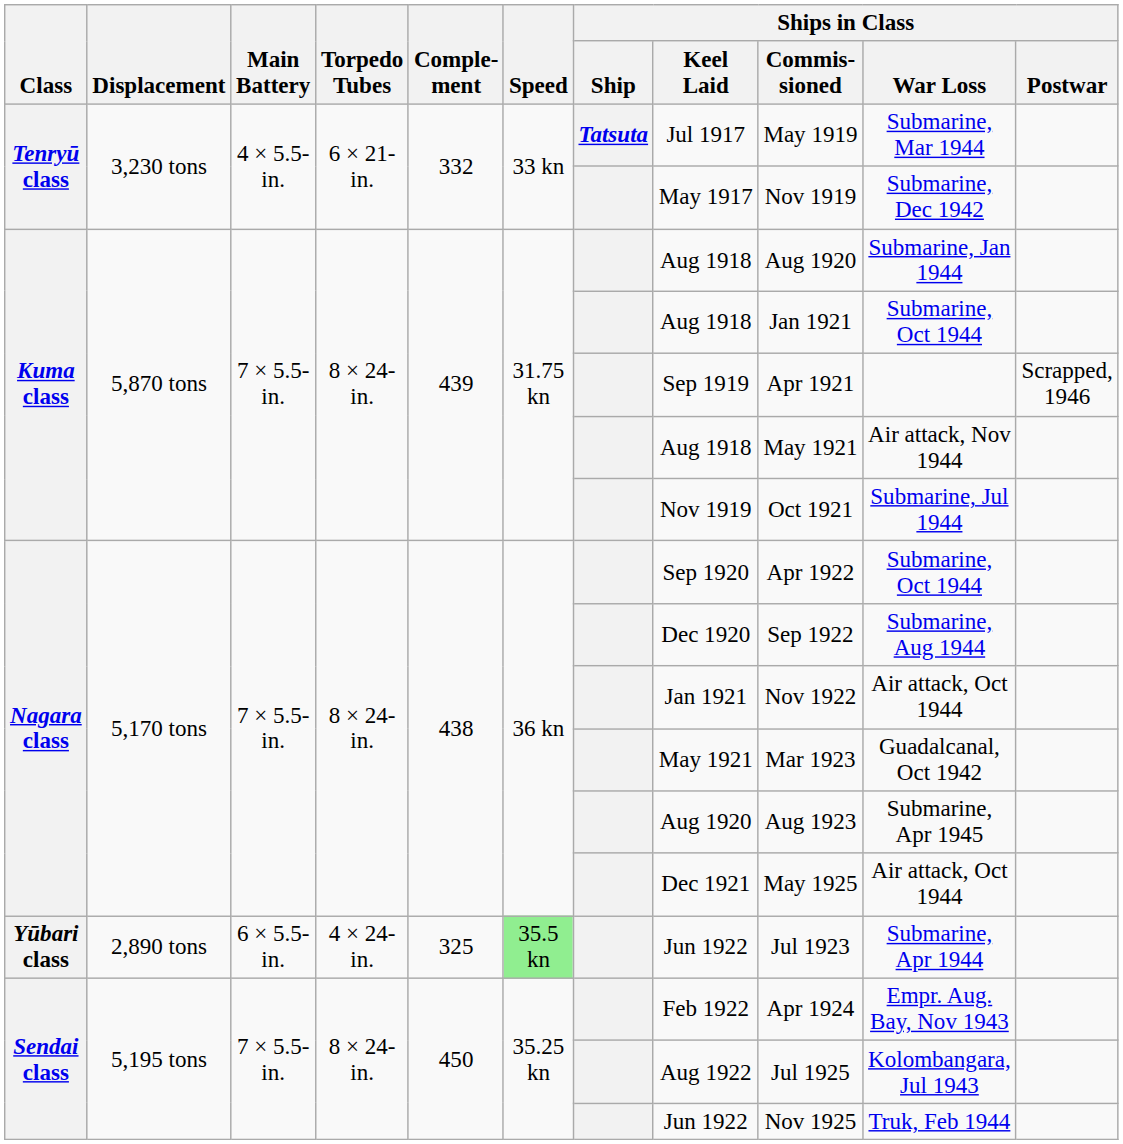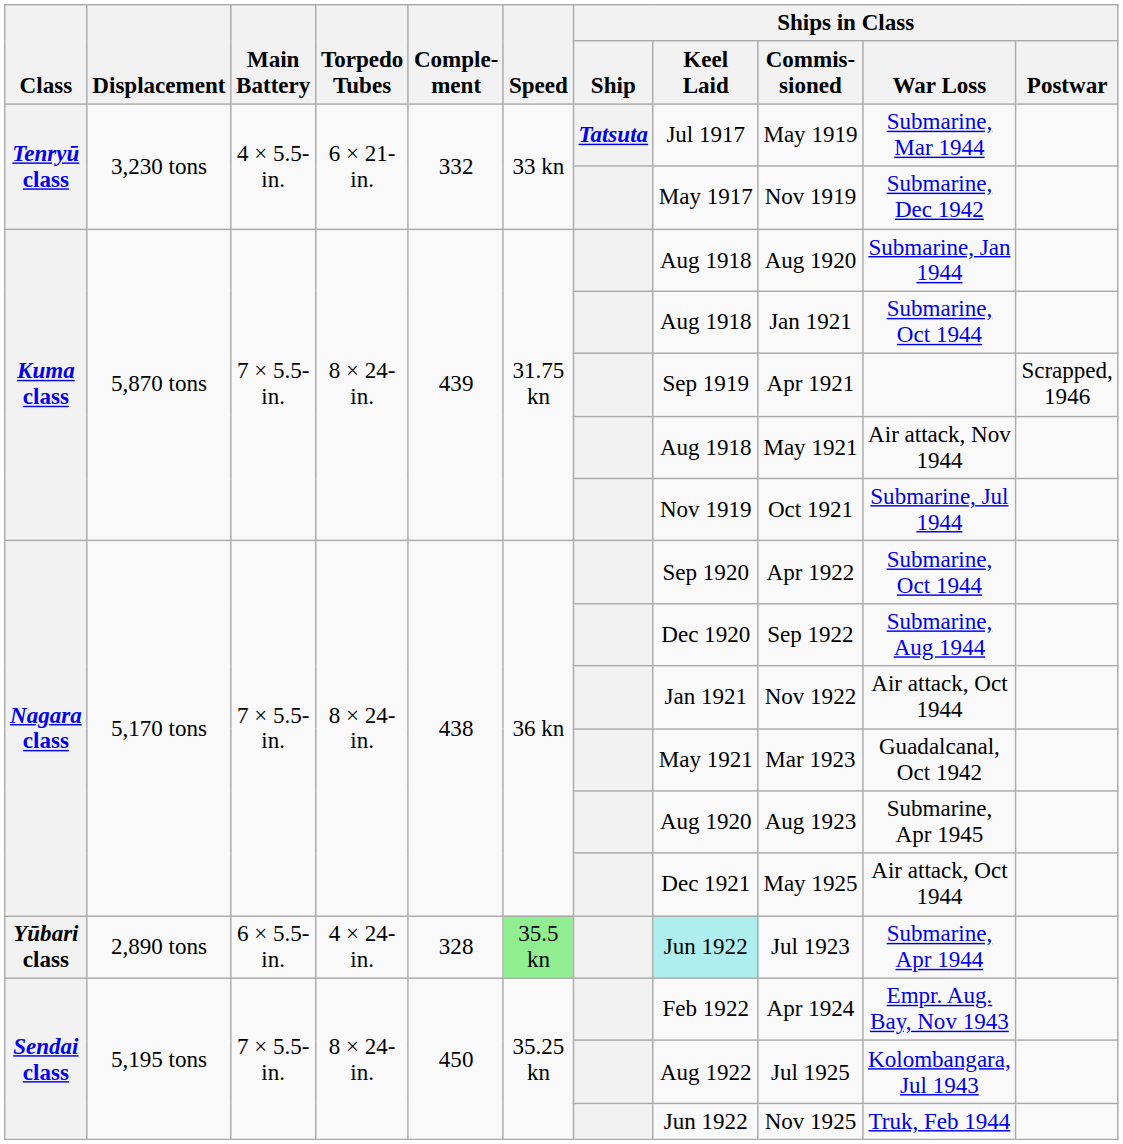(456, 946) 325 -> (456, 946) 328
(706, 946) no background -> (706, 946) paleturquoise background
